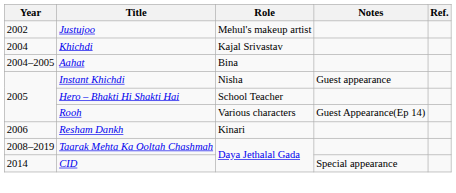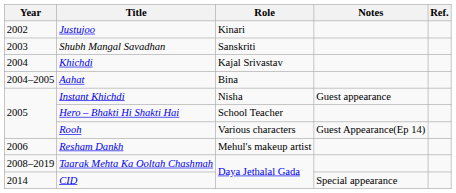(265, 29) Mehul's makeup artist -> (231, 29) Kinari
+ row: (112, 46)
(231, 130) Kinari -> (265, 146) Mehul's makeup artist
